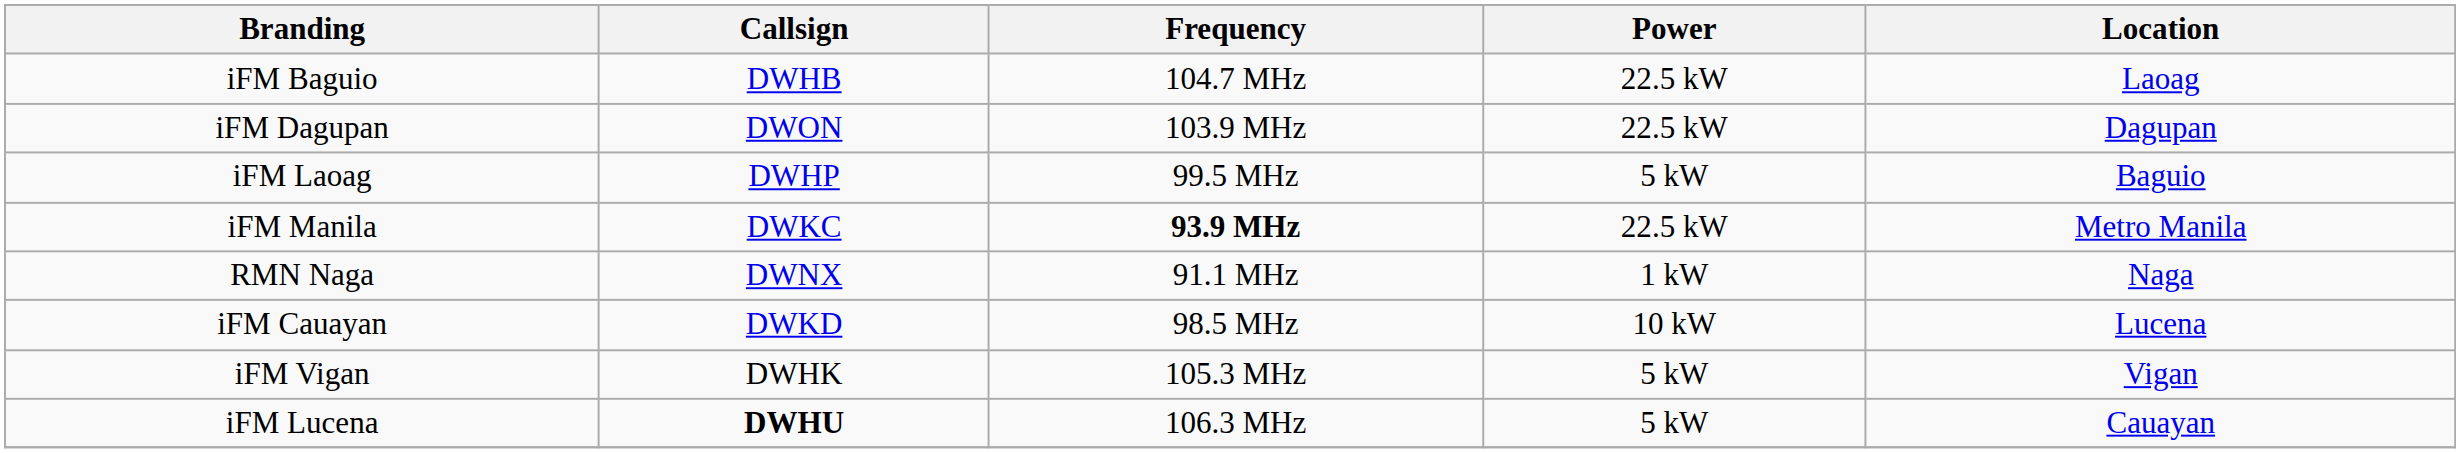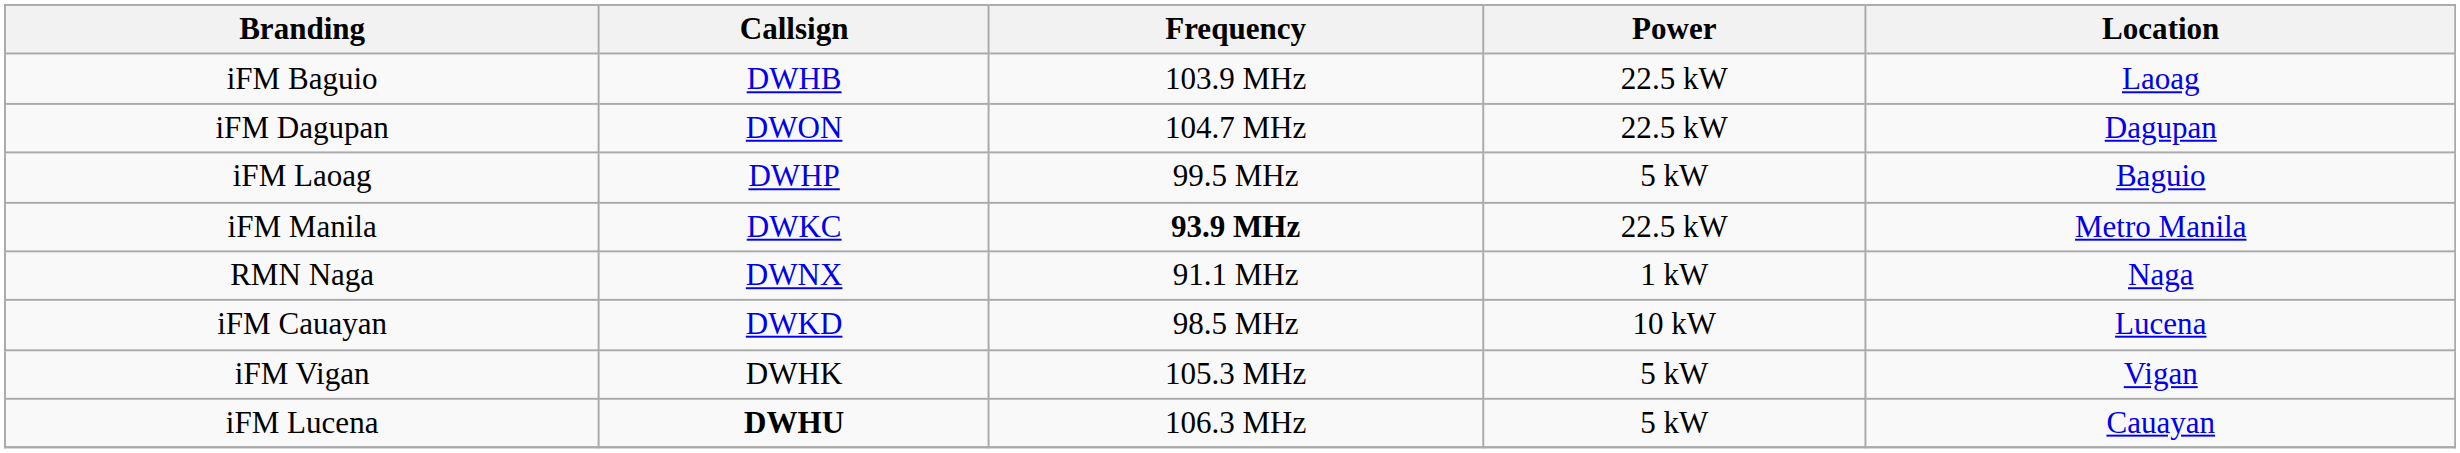(1236, 78) 104.7 MHz -> (1236, 78) 103.9 MHz
(1236, 127) 103.9 MHz -> (1236, 127) 104.7 MHz
